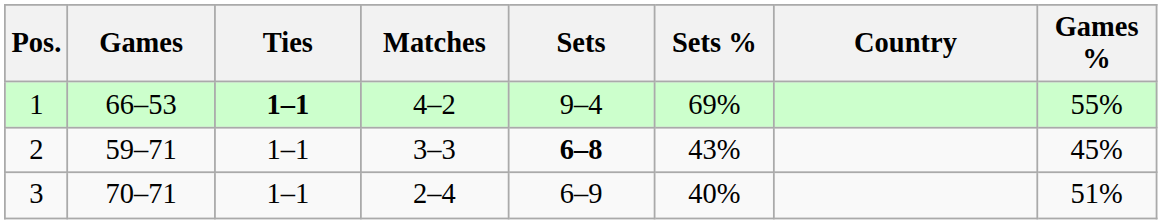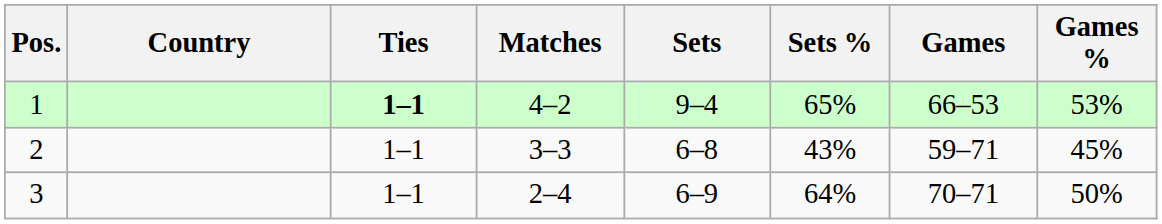columns swapped: (905, 43) <-> (141, 43)
(714, 104) 69% -> (830, 104) 65%
(1097, 104) 55% -> (1097, 104) 53%
(581, 149) bold -> (697, 149) normal
(714, 194) 40% -> (830, 194) 64%
(1097, 194) 51% -> (1097, 194) 50%
